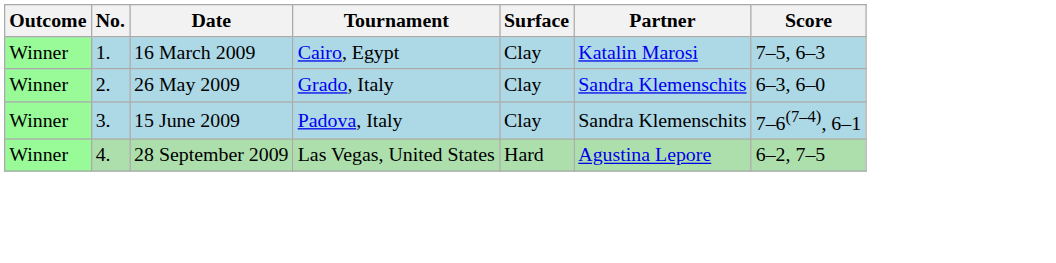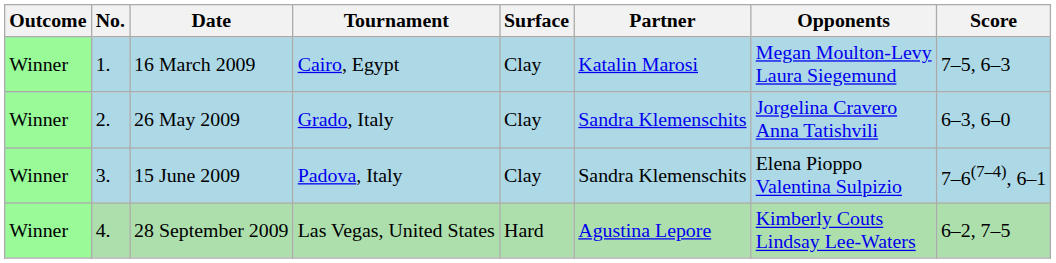+ column: (844, 20)
